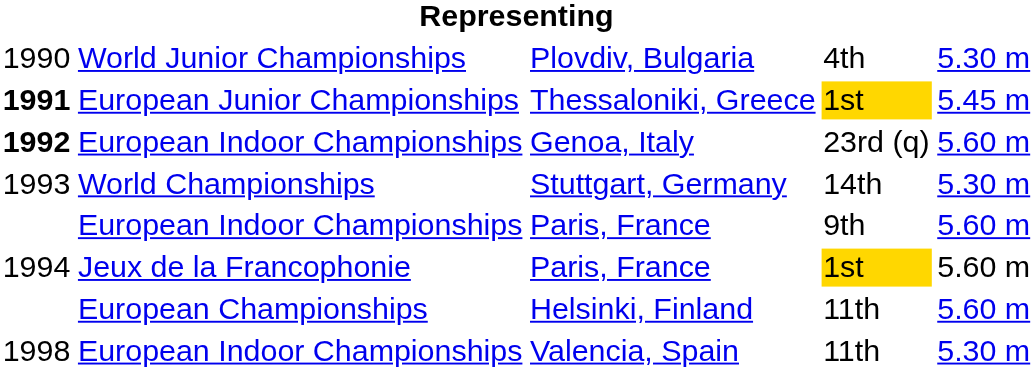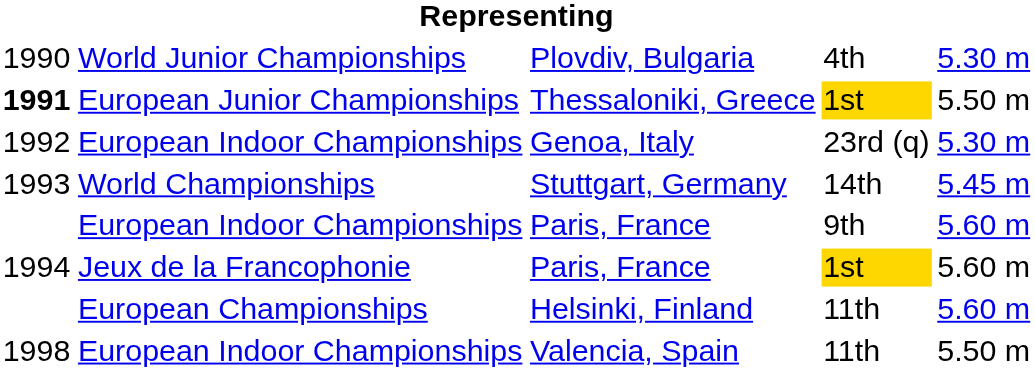(984, 99) 5.45 m -> (984, 99) 5.50 m
(37, 141) bold -> (37, 141) normal
(984, 141) 5.60 m -> (984, 141) 5.30 m
(984, 183) 5.30 m -> (984, 183) 5.45 m
(984, 350) 5.30 m -> (984, 350) 5.50 m
